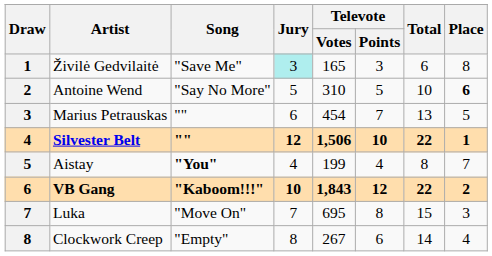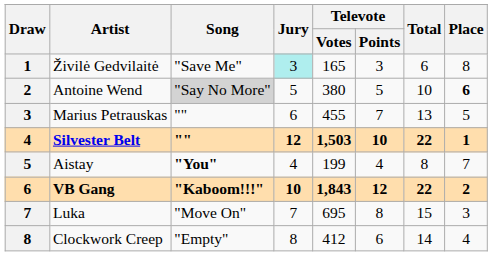(222, 90) no background -> (222, 90) lightgrey background
(334, 90) 310 -> (334, 90) 380
(334, 115) 454 -> (334, 115) 455
(334, 139) 1,506 -> (334, 139) 1,503
(334, 238) 267 -> (334, 238) 412
